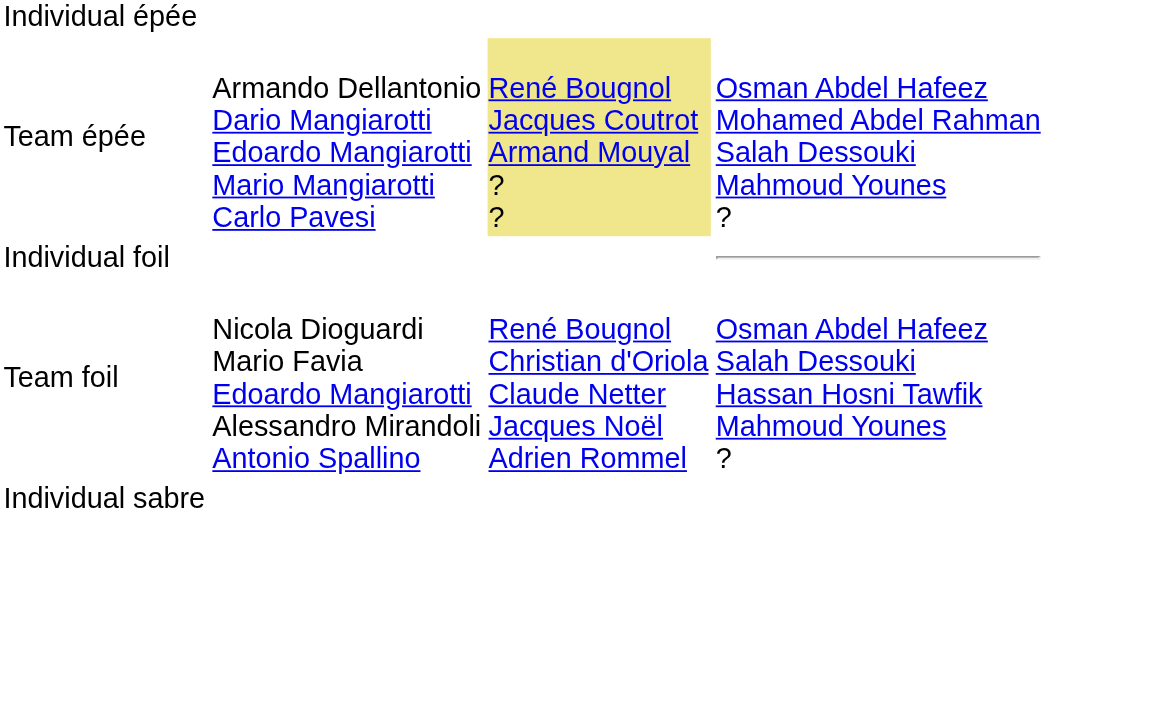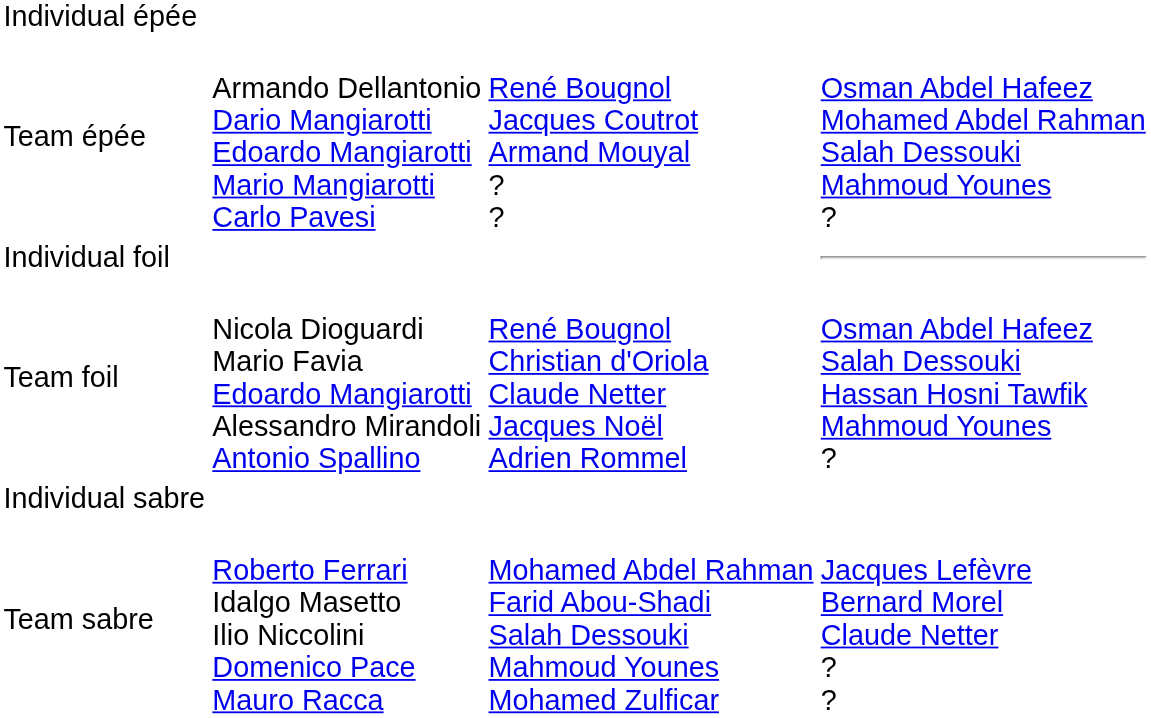(593, 152) khaki background -> (593, 152) no background
+ row: (79, 619)
